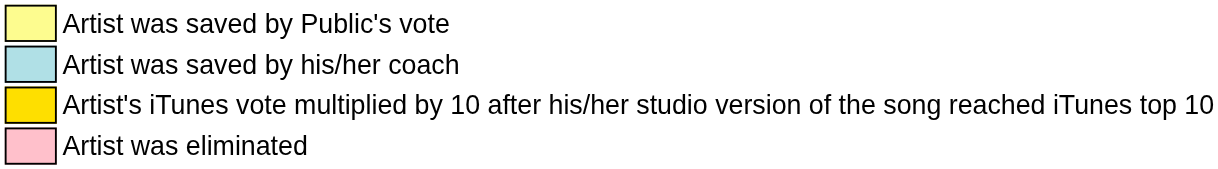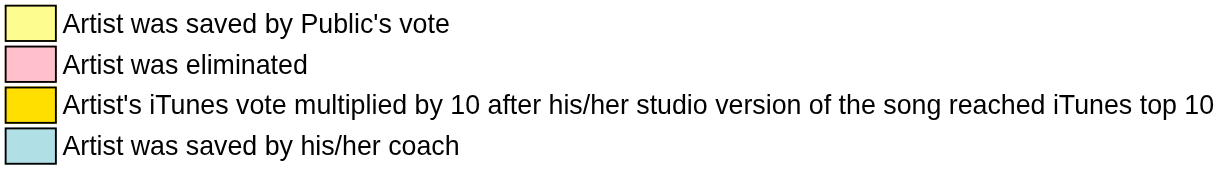rows swapped: (261, 64) <-> (185, 146)
